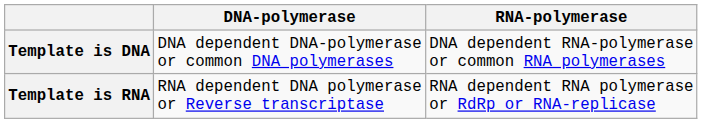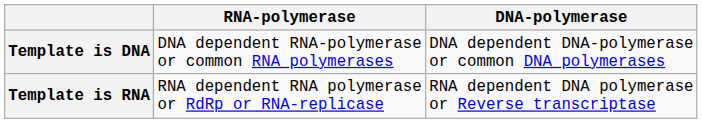columns swapped: (290, 17) <-> (561, 17)
